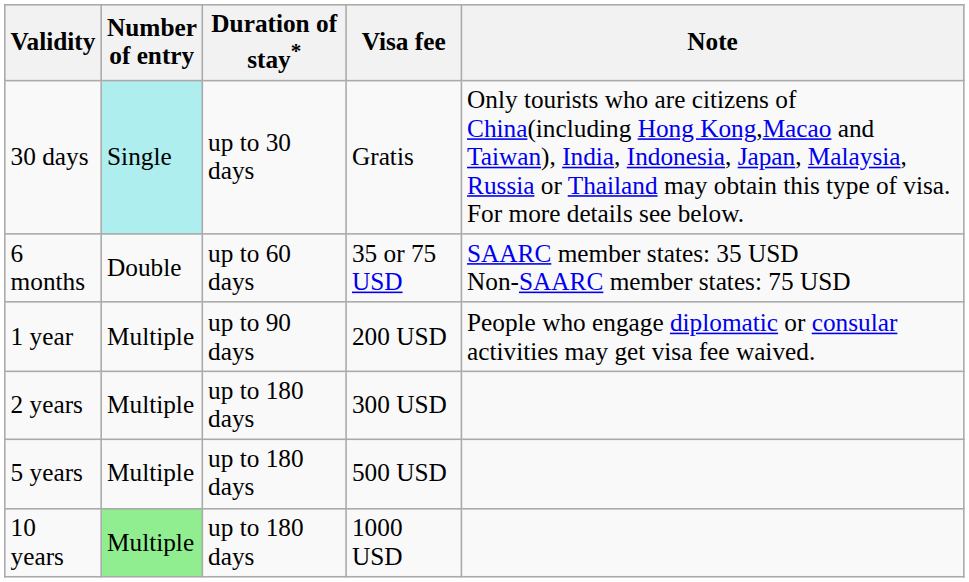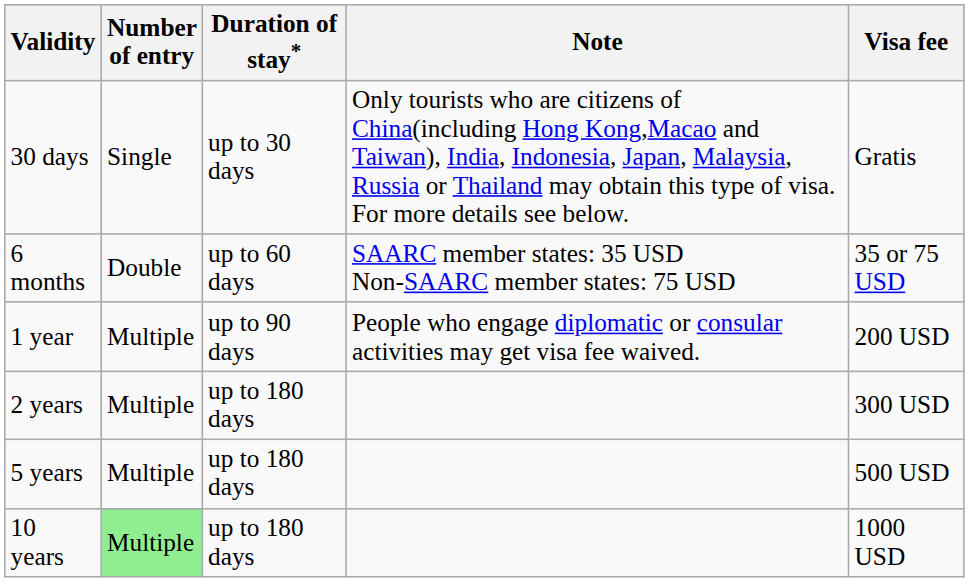columns swapped: (404, 42) <-> (713, 42)
(139, 156) paleturquoise background -> (139, 156) no background
